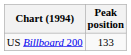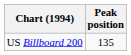(106, 42) 133 -> (106, 42) 135
